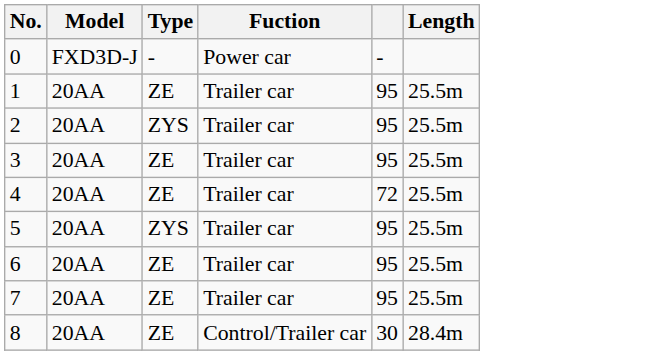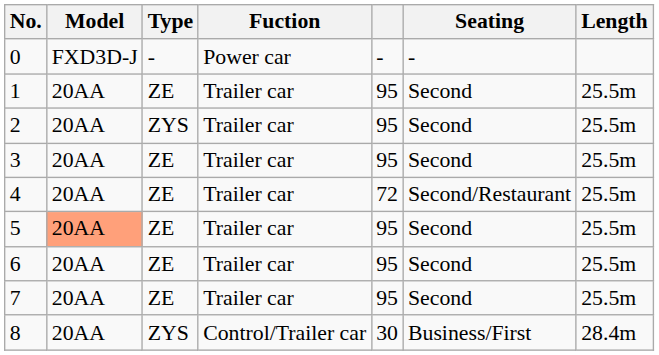+ column: (490, 21)
(78, 228) no background -> (78, 228) lightsalmon background
(168, 228) ZYS -> (161, 228) ZE
(161, 332) ZE -> (168, 332) ZYS
